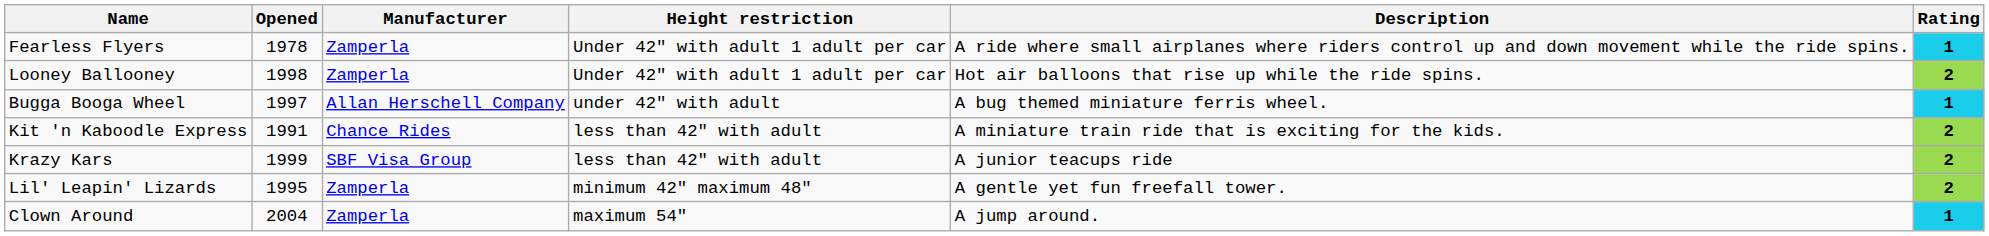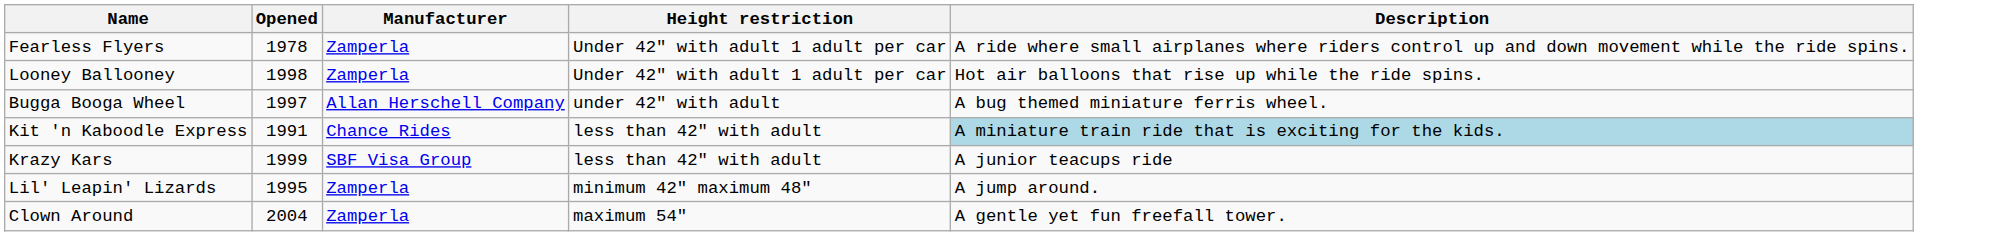- column: (1949, 19)
(1230, 131) no background -> (1230, 131) lightblue background
(1121, 188) A gentle yet fun freefall tower. -> (1027, 188) A jump around.
(1027, 216) A jump around. -> (1121, 216) A gentle yet fun freefall tower.
